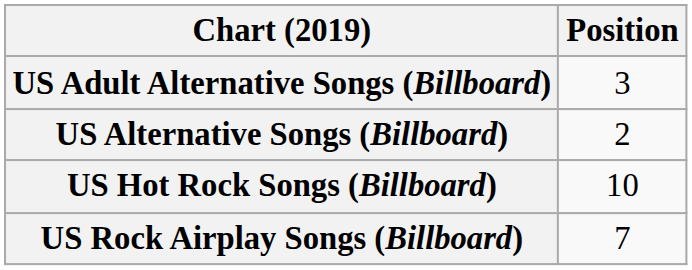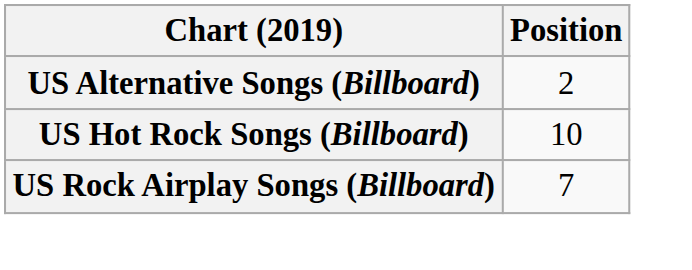- row: (282, 82)
